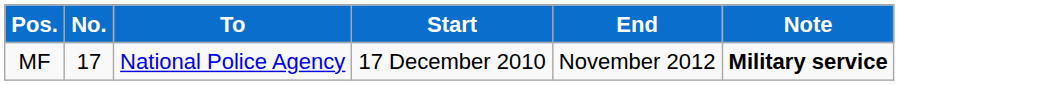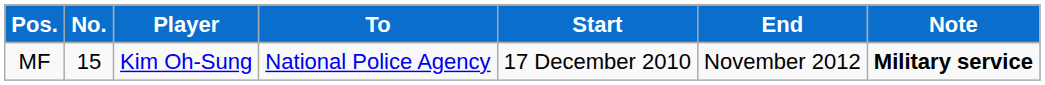+ column: (186, 24)
(89, 61) 17 -> (89, 61) 15
